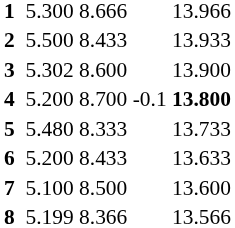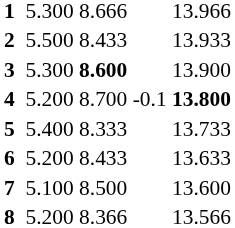(50, 69) 5.302 -> (50, 69) 5.300
(103, 69) normal -> (103, 69) bold
(50, 128) 5.480 -> (50, 128) 5.400
(50, 217) 5.199 -> (50, 217) 5.200
